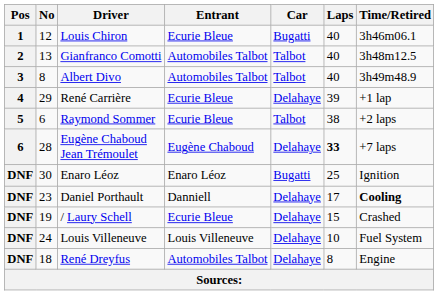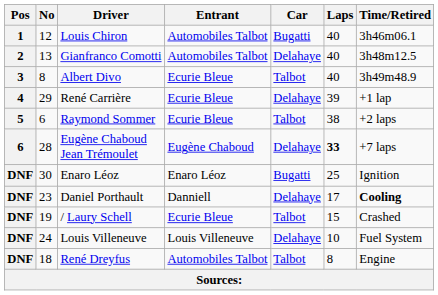(200, 35) Ecurie Bleue -> (217, 35) Automobiles Talbot
(289, 56) Talbot -> (297, 56) Delahaye
(217, 77) Automobiles Talbot -> (200, 77) Ecurie Bleue
(297, 217) Delahaye -> (289, 217) Talbot
(297, 258) Delahaye -> (289, 258) Talbot
